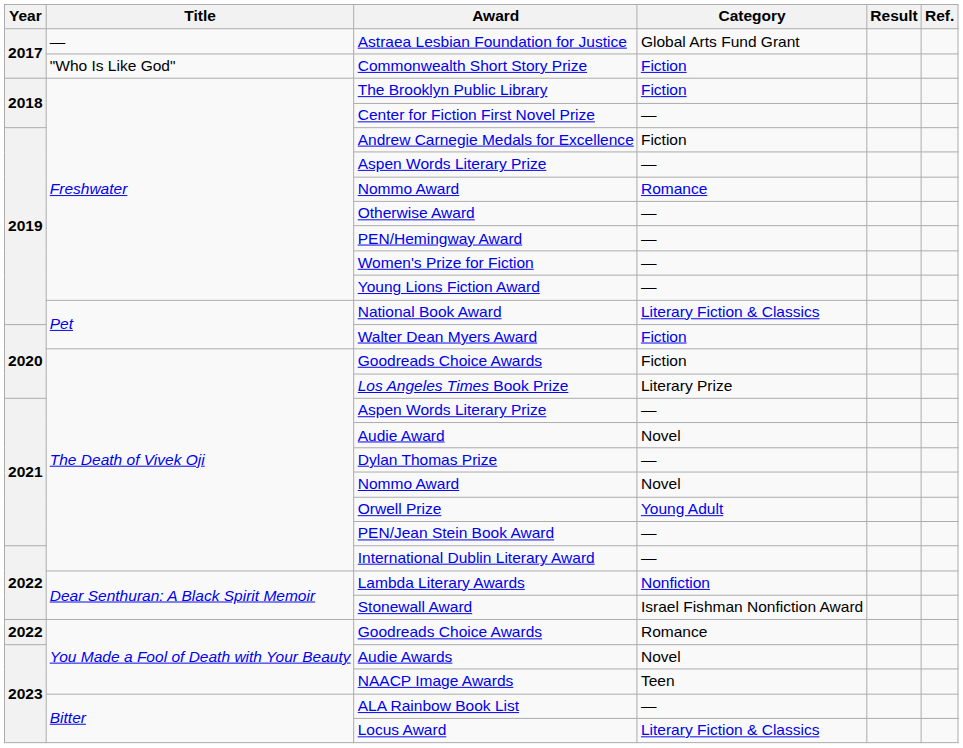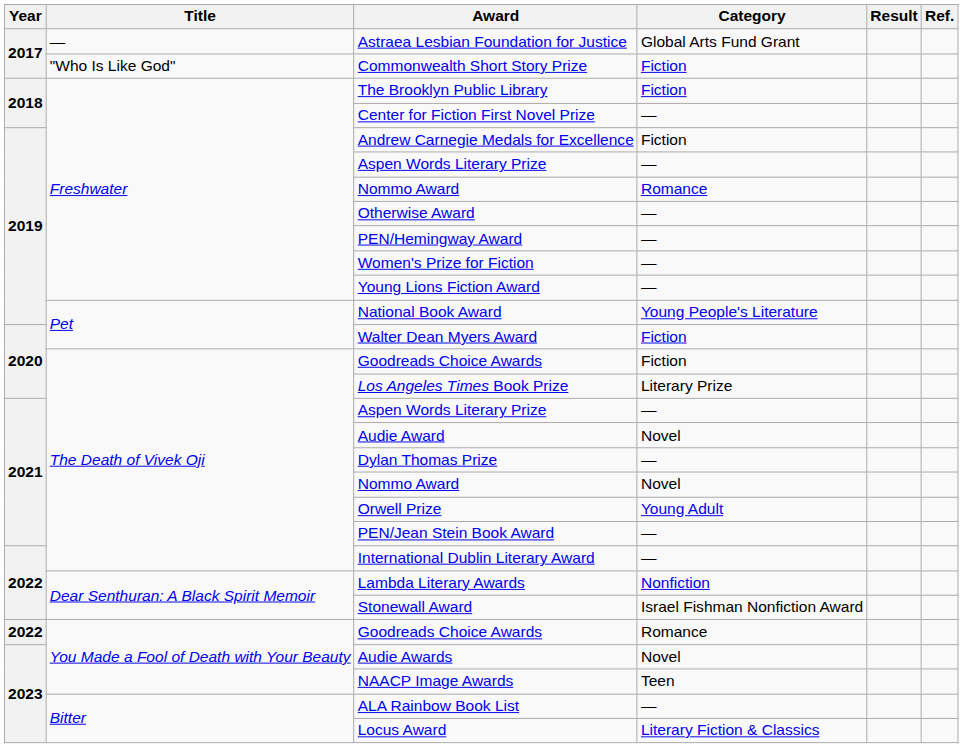(730, 312) Literary Fiction & Classics -> (729, 312) Young People's Literature
